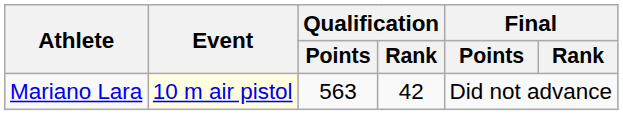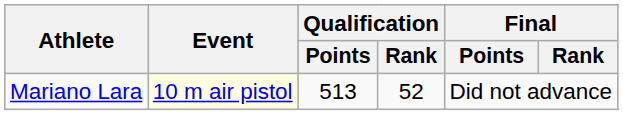(338, 92) 563 -> (338, 92) 513
(411, 92) 42 -> (411, 92) 52
